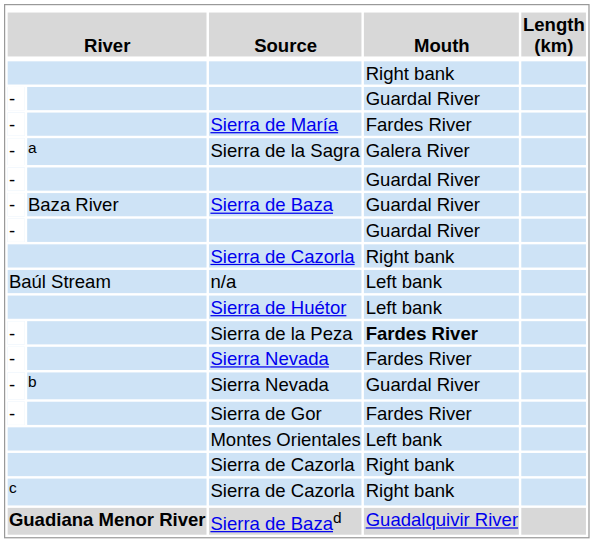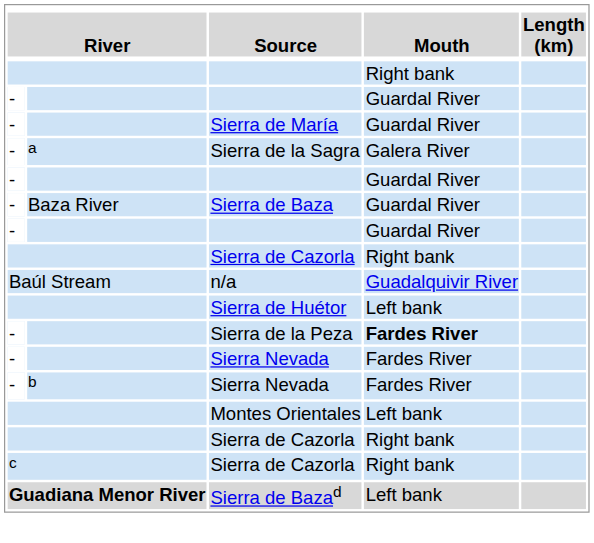(419, 124) Fardes River -> (423, 124) Guardal River
(404, 282) Left bank -> (442, 282) Guadalquivir River
(423, 384) Guardal River -> (419, 384) Fardes River
- row: (117, 413)
(442, 520) Guadalquivir River -> (404, 494) Left bank
